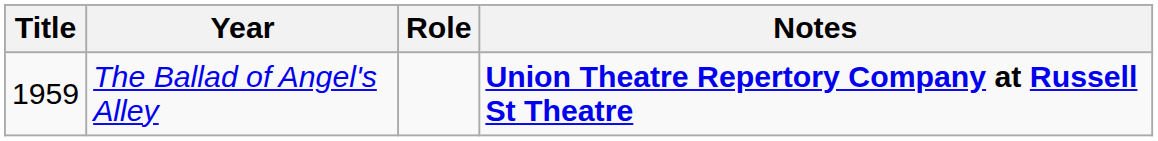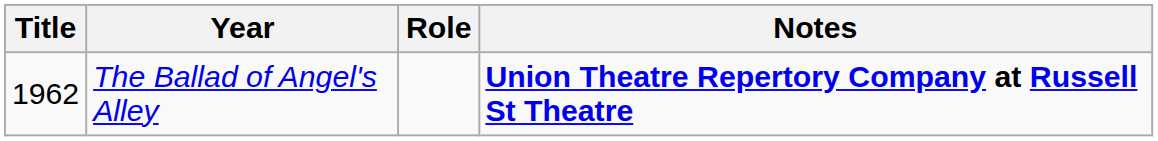(46, 93) 1959 -> (46, 93) 1962
